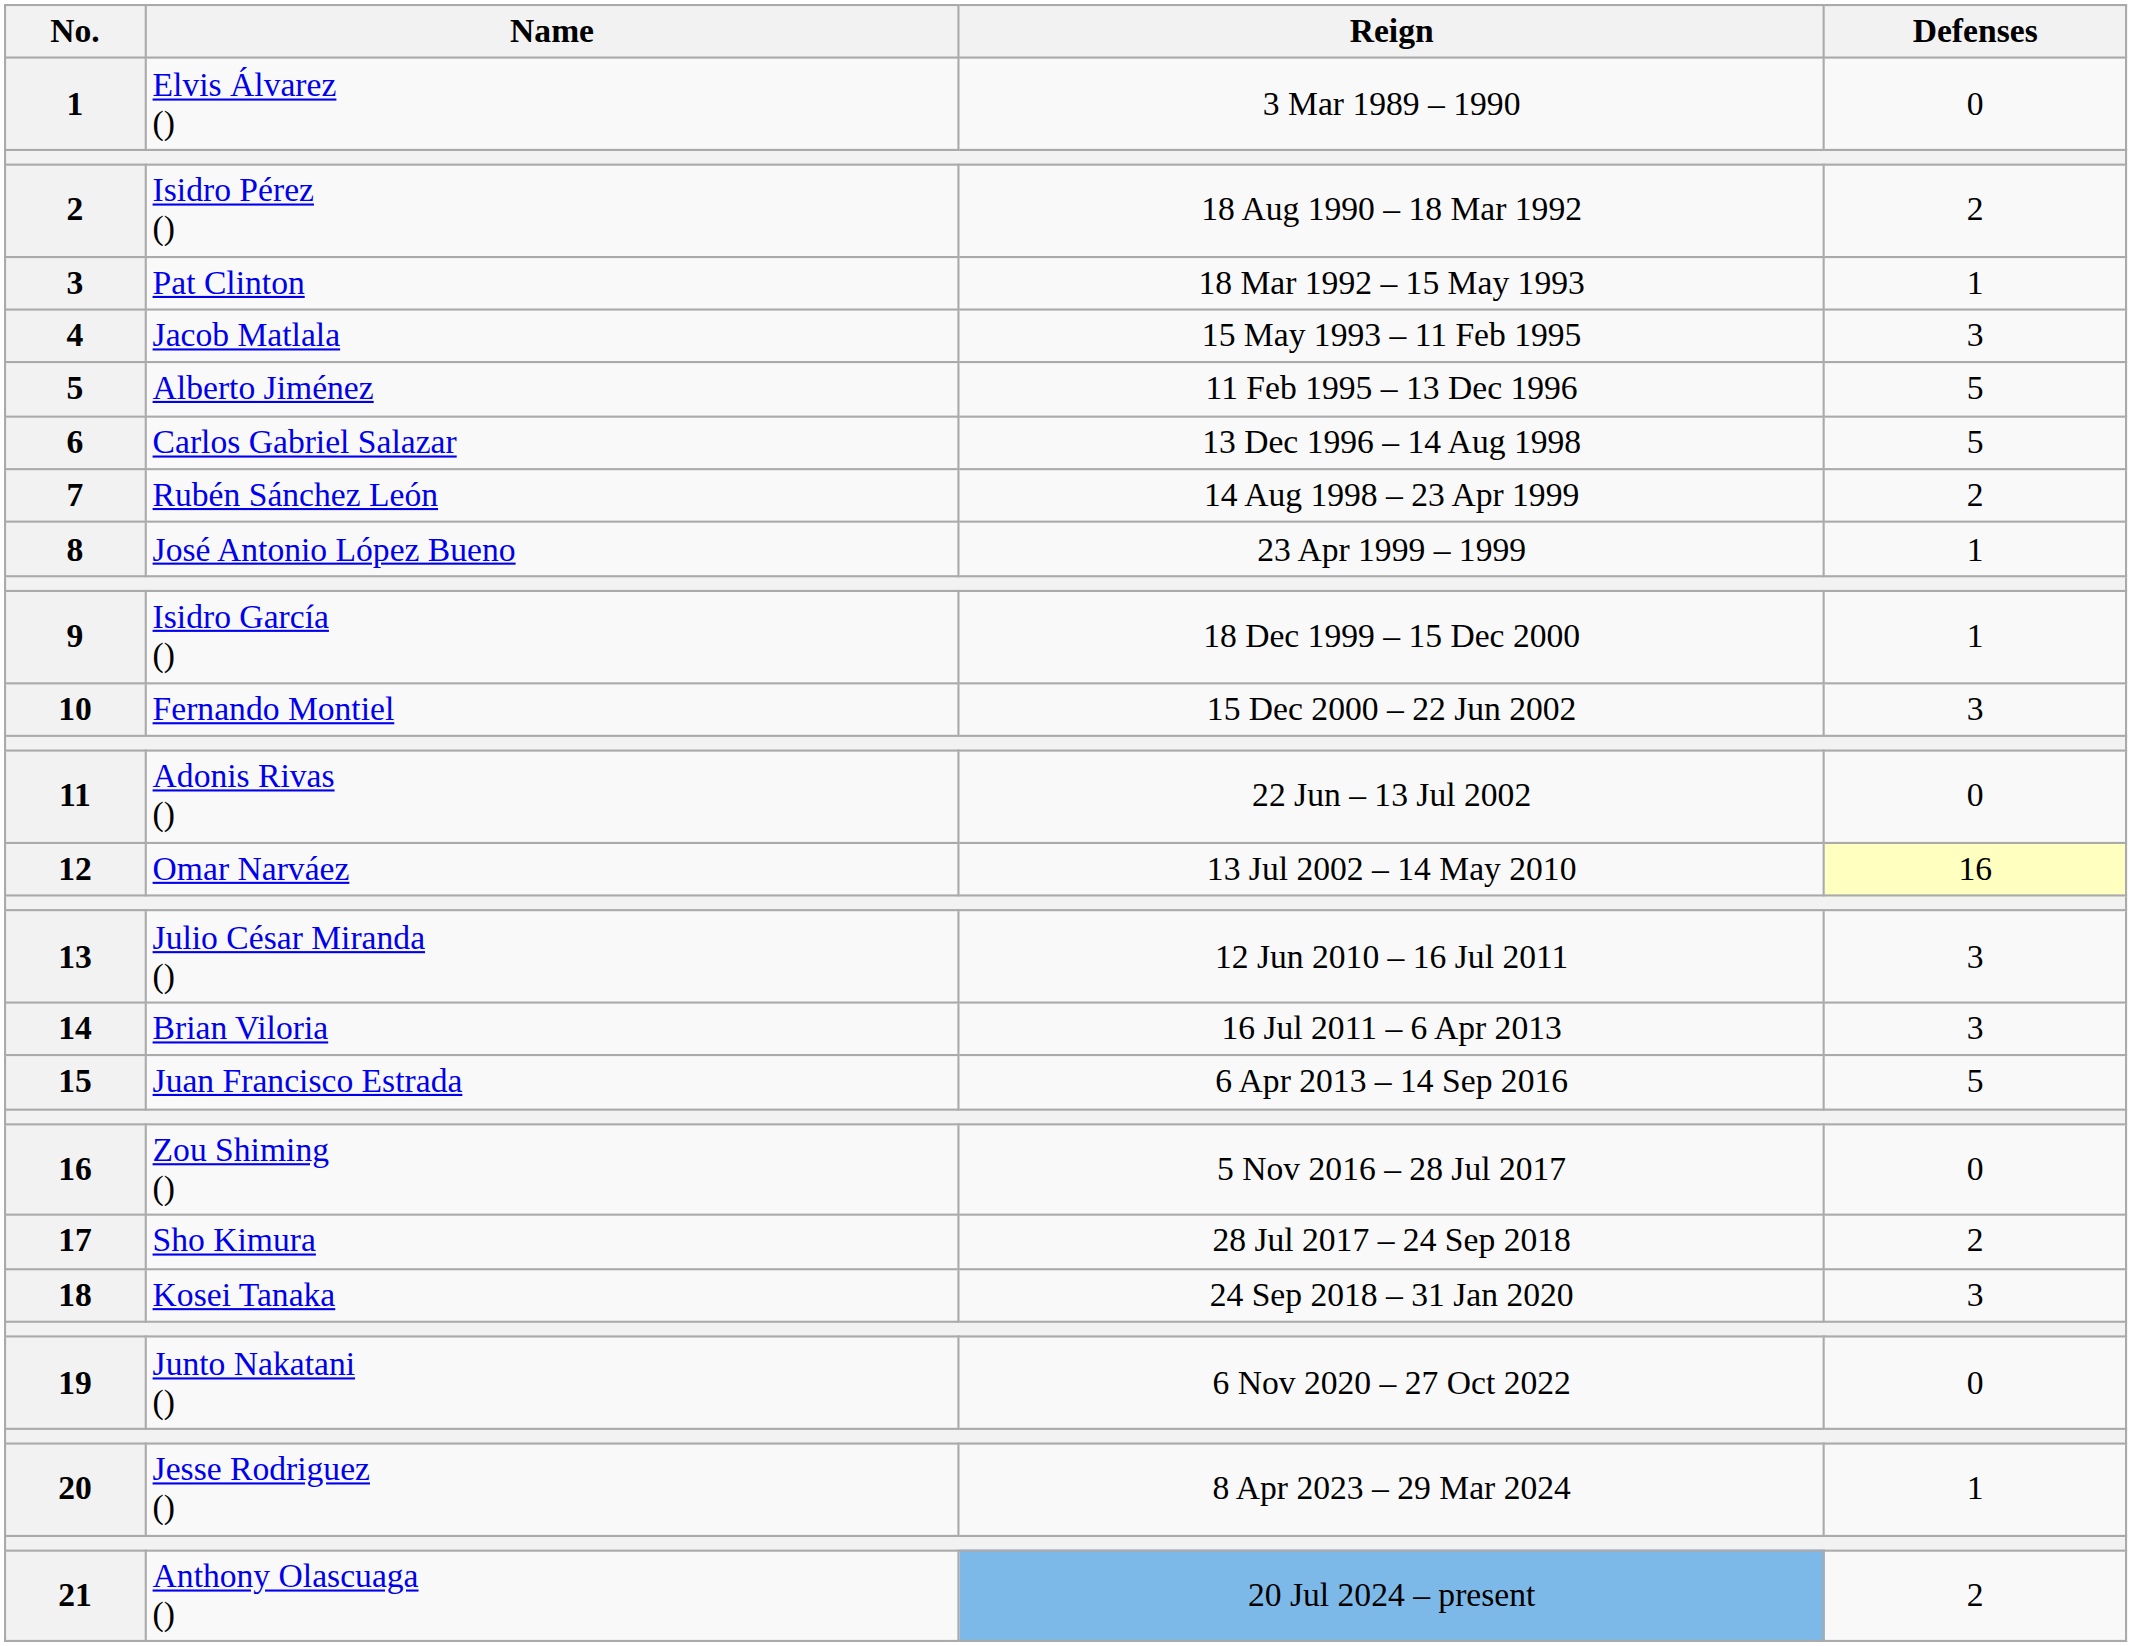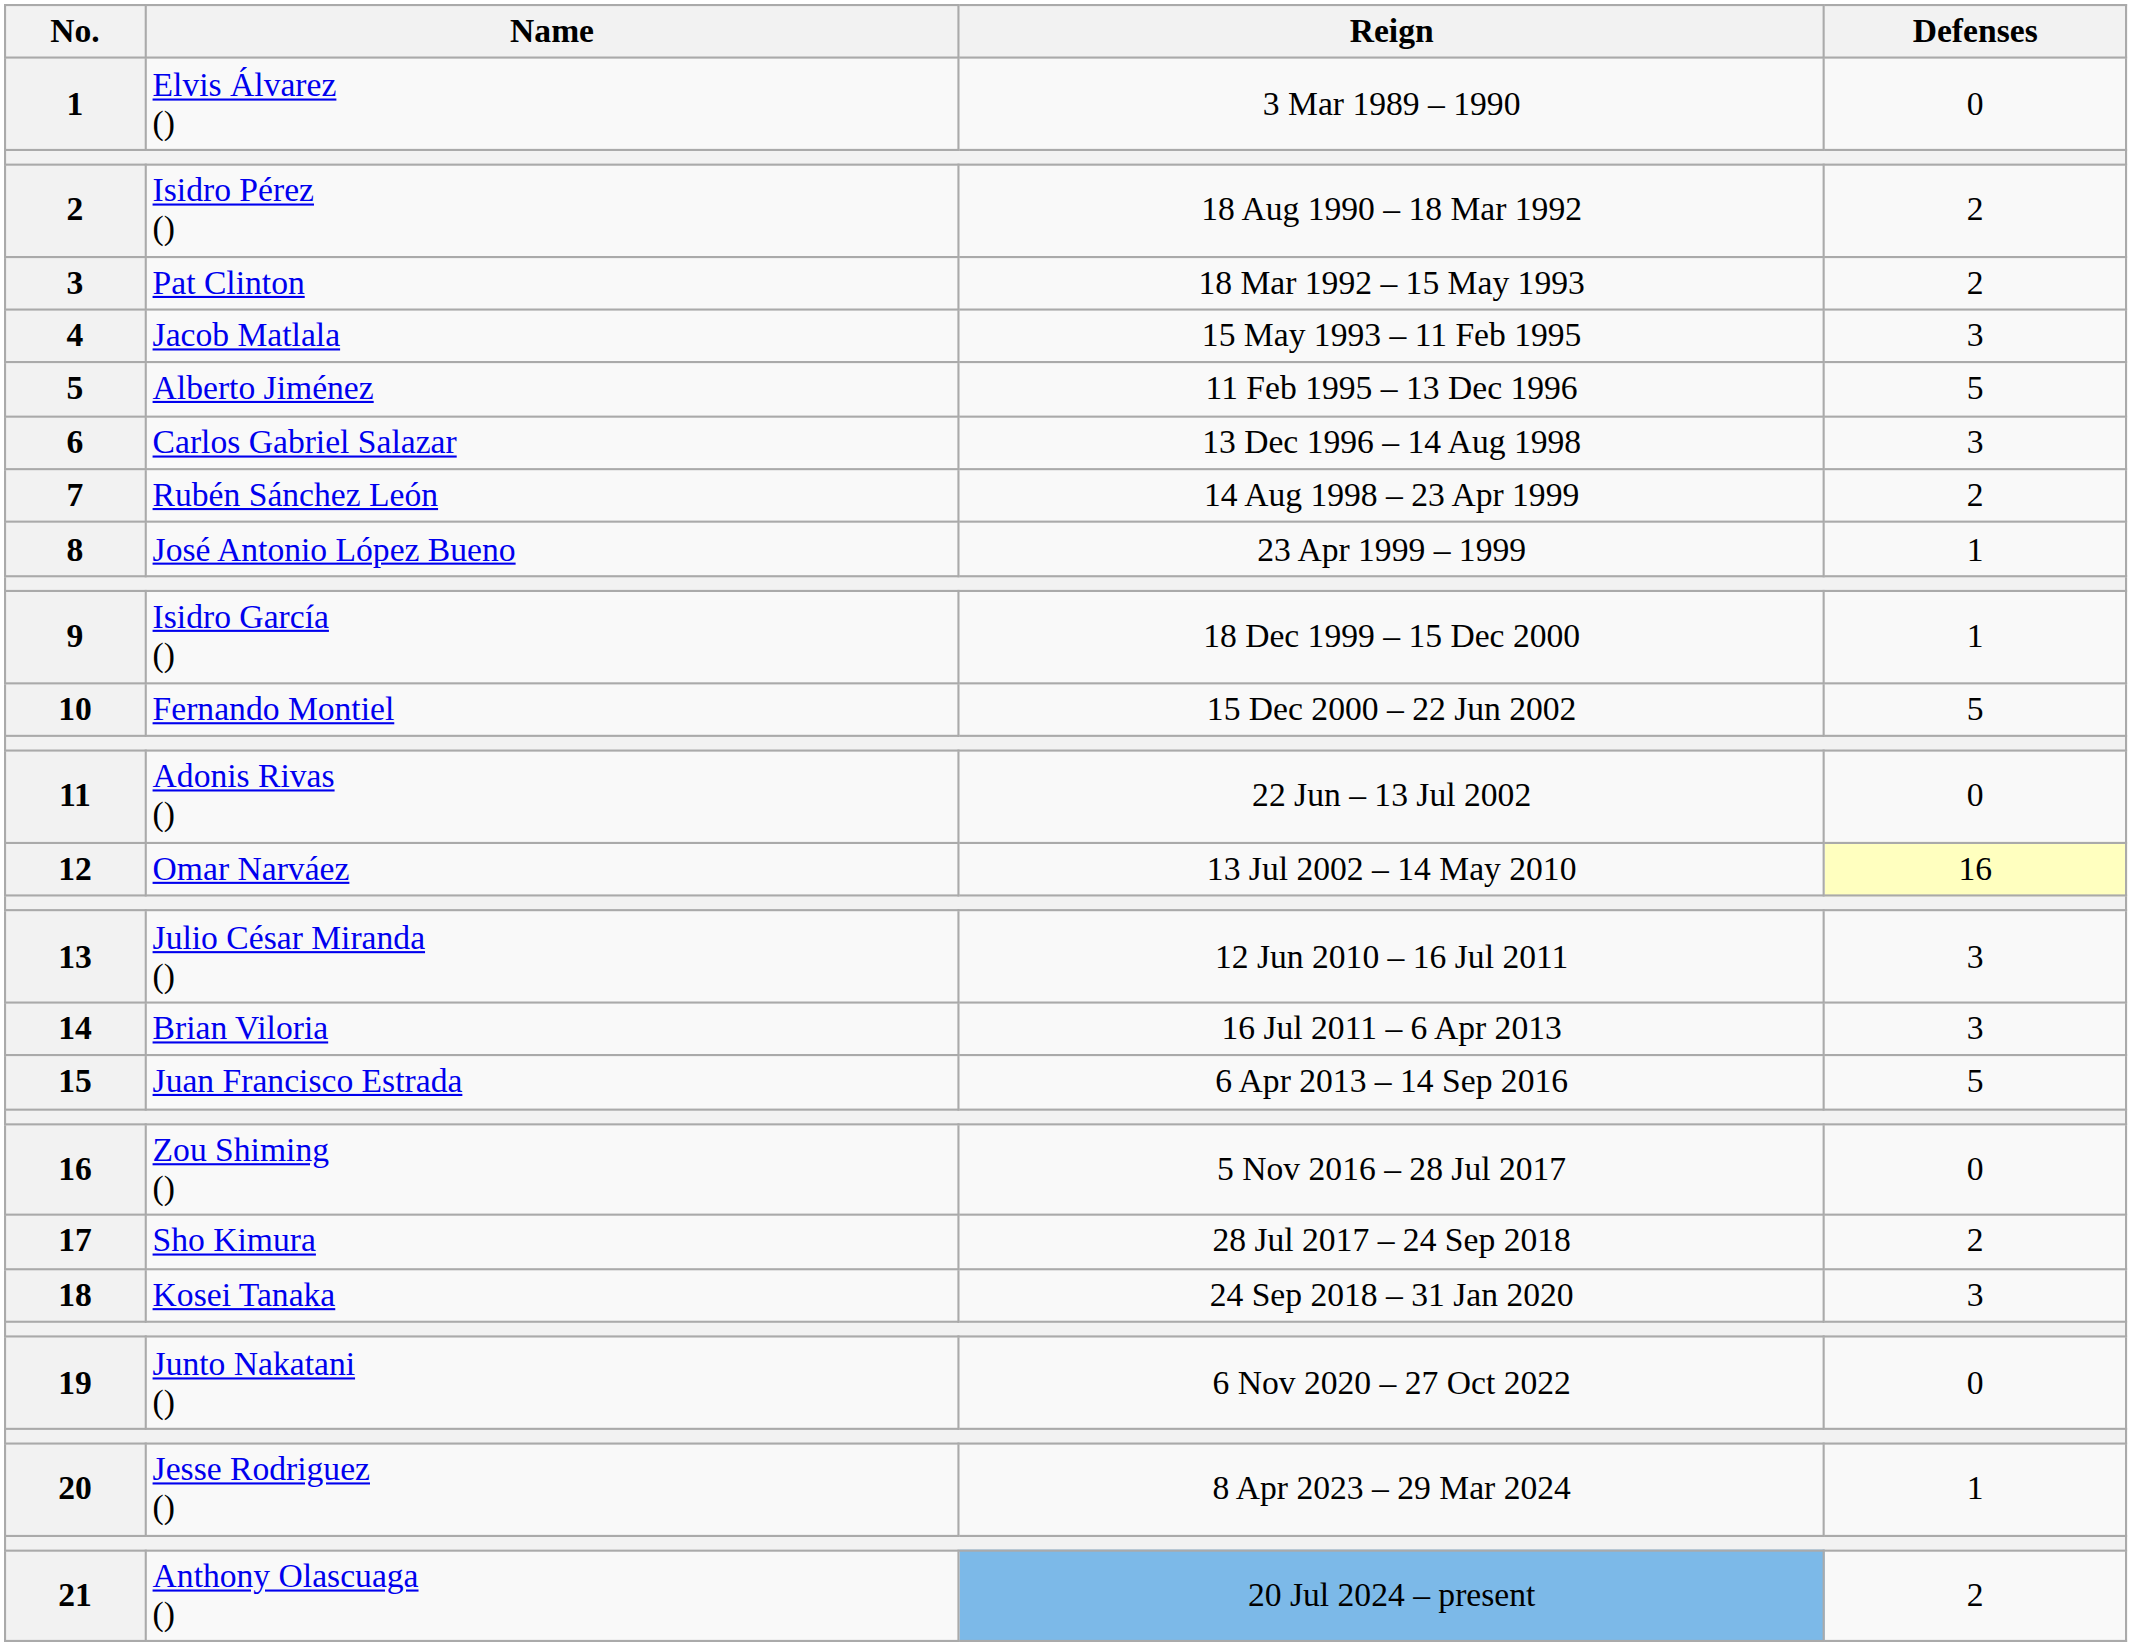(1975, 282) 1 -> (1975, 282) 2
(1975, 441) 5 -> (1975, 441) 3
(1975, 708) 3 -> (1975, 708) 5
